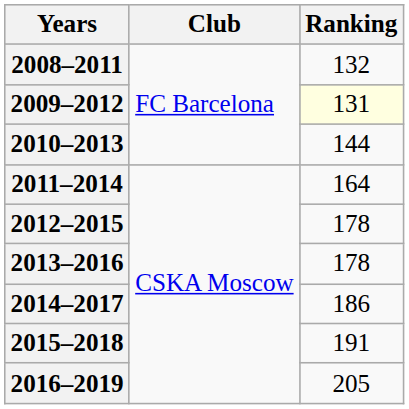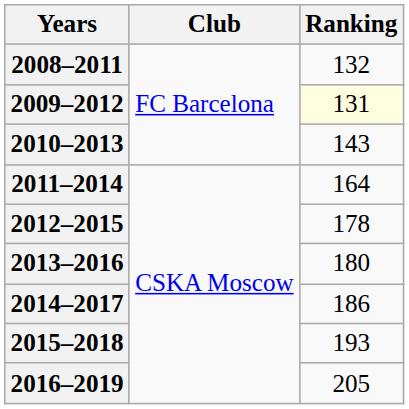(351, 143) 144 -> (351, 143) 143
(351, 263) 178 -> (351, 263) 180
(351, 343) 191 -> (351, 343) 193
